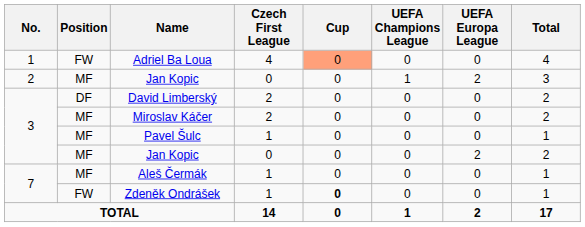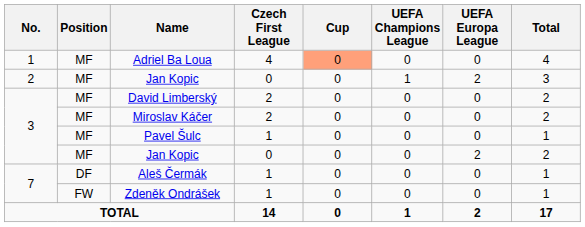(84, 60) FW -> (84, 60) MF
(84, 98) DF -> (84, 98) MF
(84, 174) MF -> (84, 174) DF
(338, 193) bold -> (338, 193) normal
